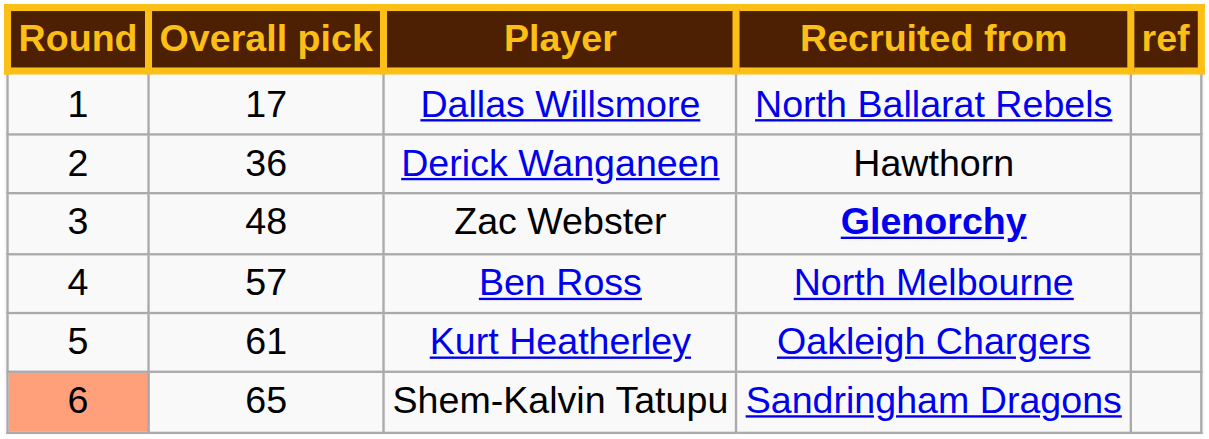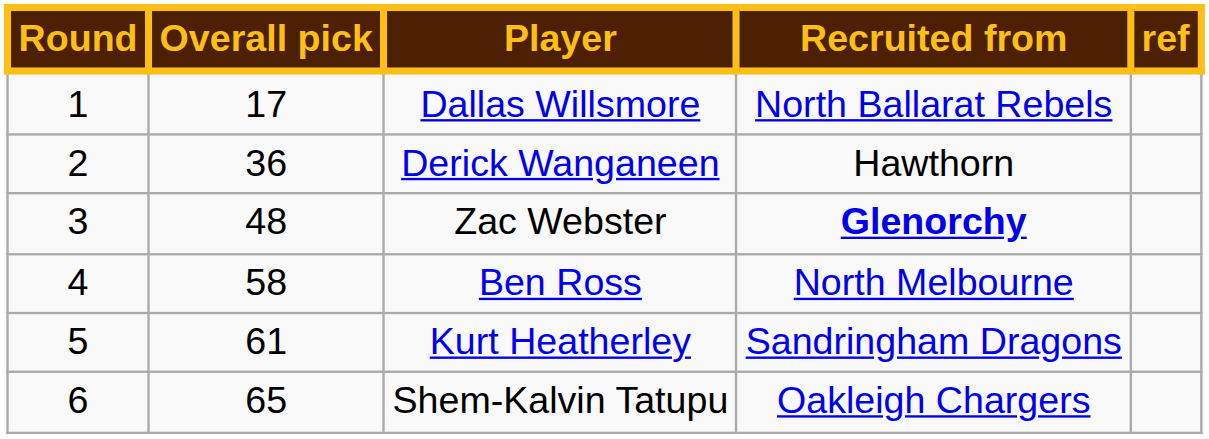(266, 282) 57 -> (266, 282) 58
(934, 341) Oakleigh Chargers -> (934, 341) Sandringham Dragons
(78, 401) lightsalmon background -> (78, 401) no background
(934, 401) Sandringham Dragons -> (934, 401) Oakleigh Chargers
